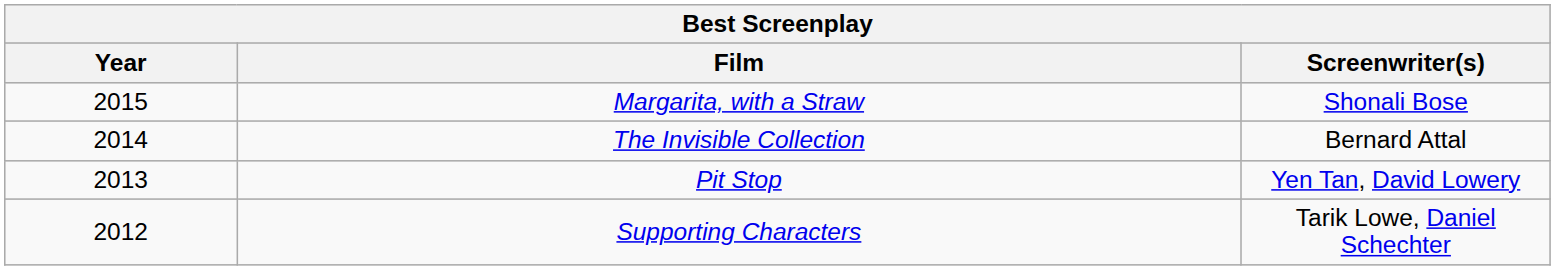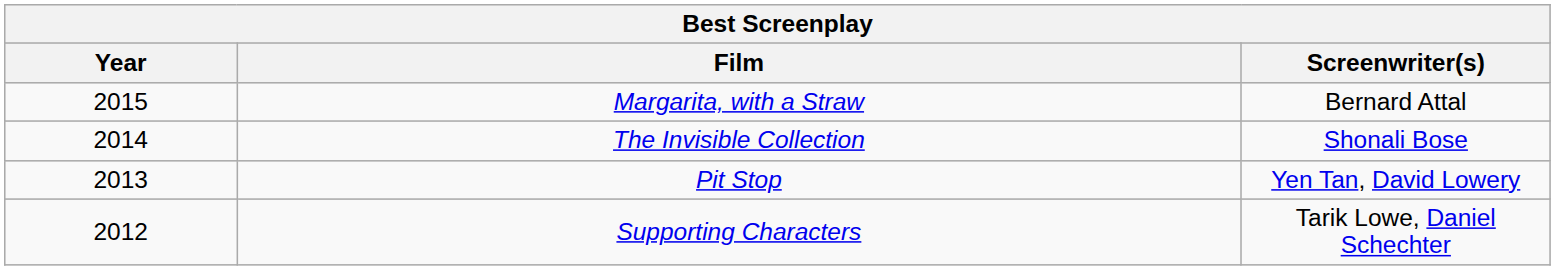(1396, 101) Shonali Bose -> (1396, 101) Bernard Attal
(1396, 140) Bernard Attal -> (1396, 140) Shonali Bose
